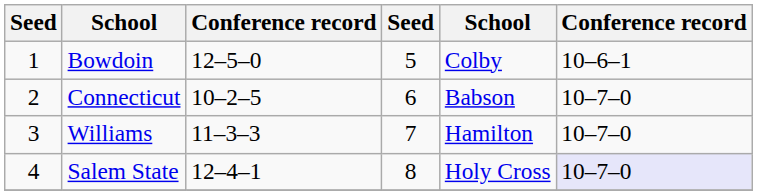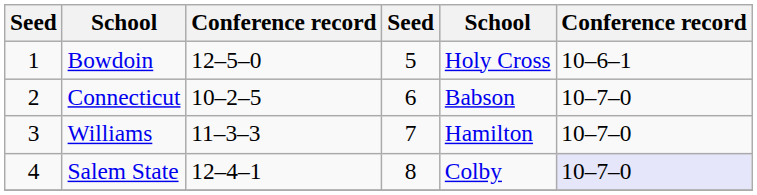(473, 60) Colby -> (498, 60) Holy Cross
(498, 171) Holy Cross -> (473, 171) Colby
